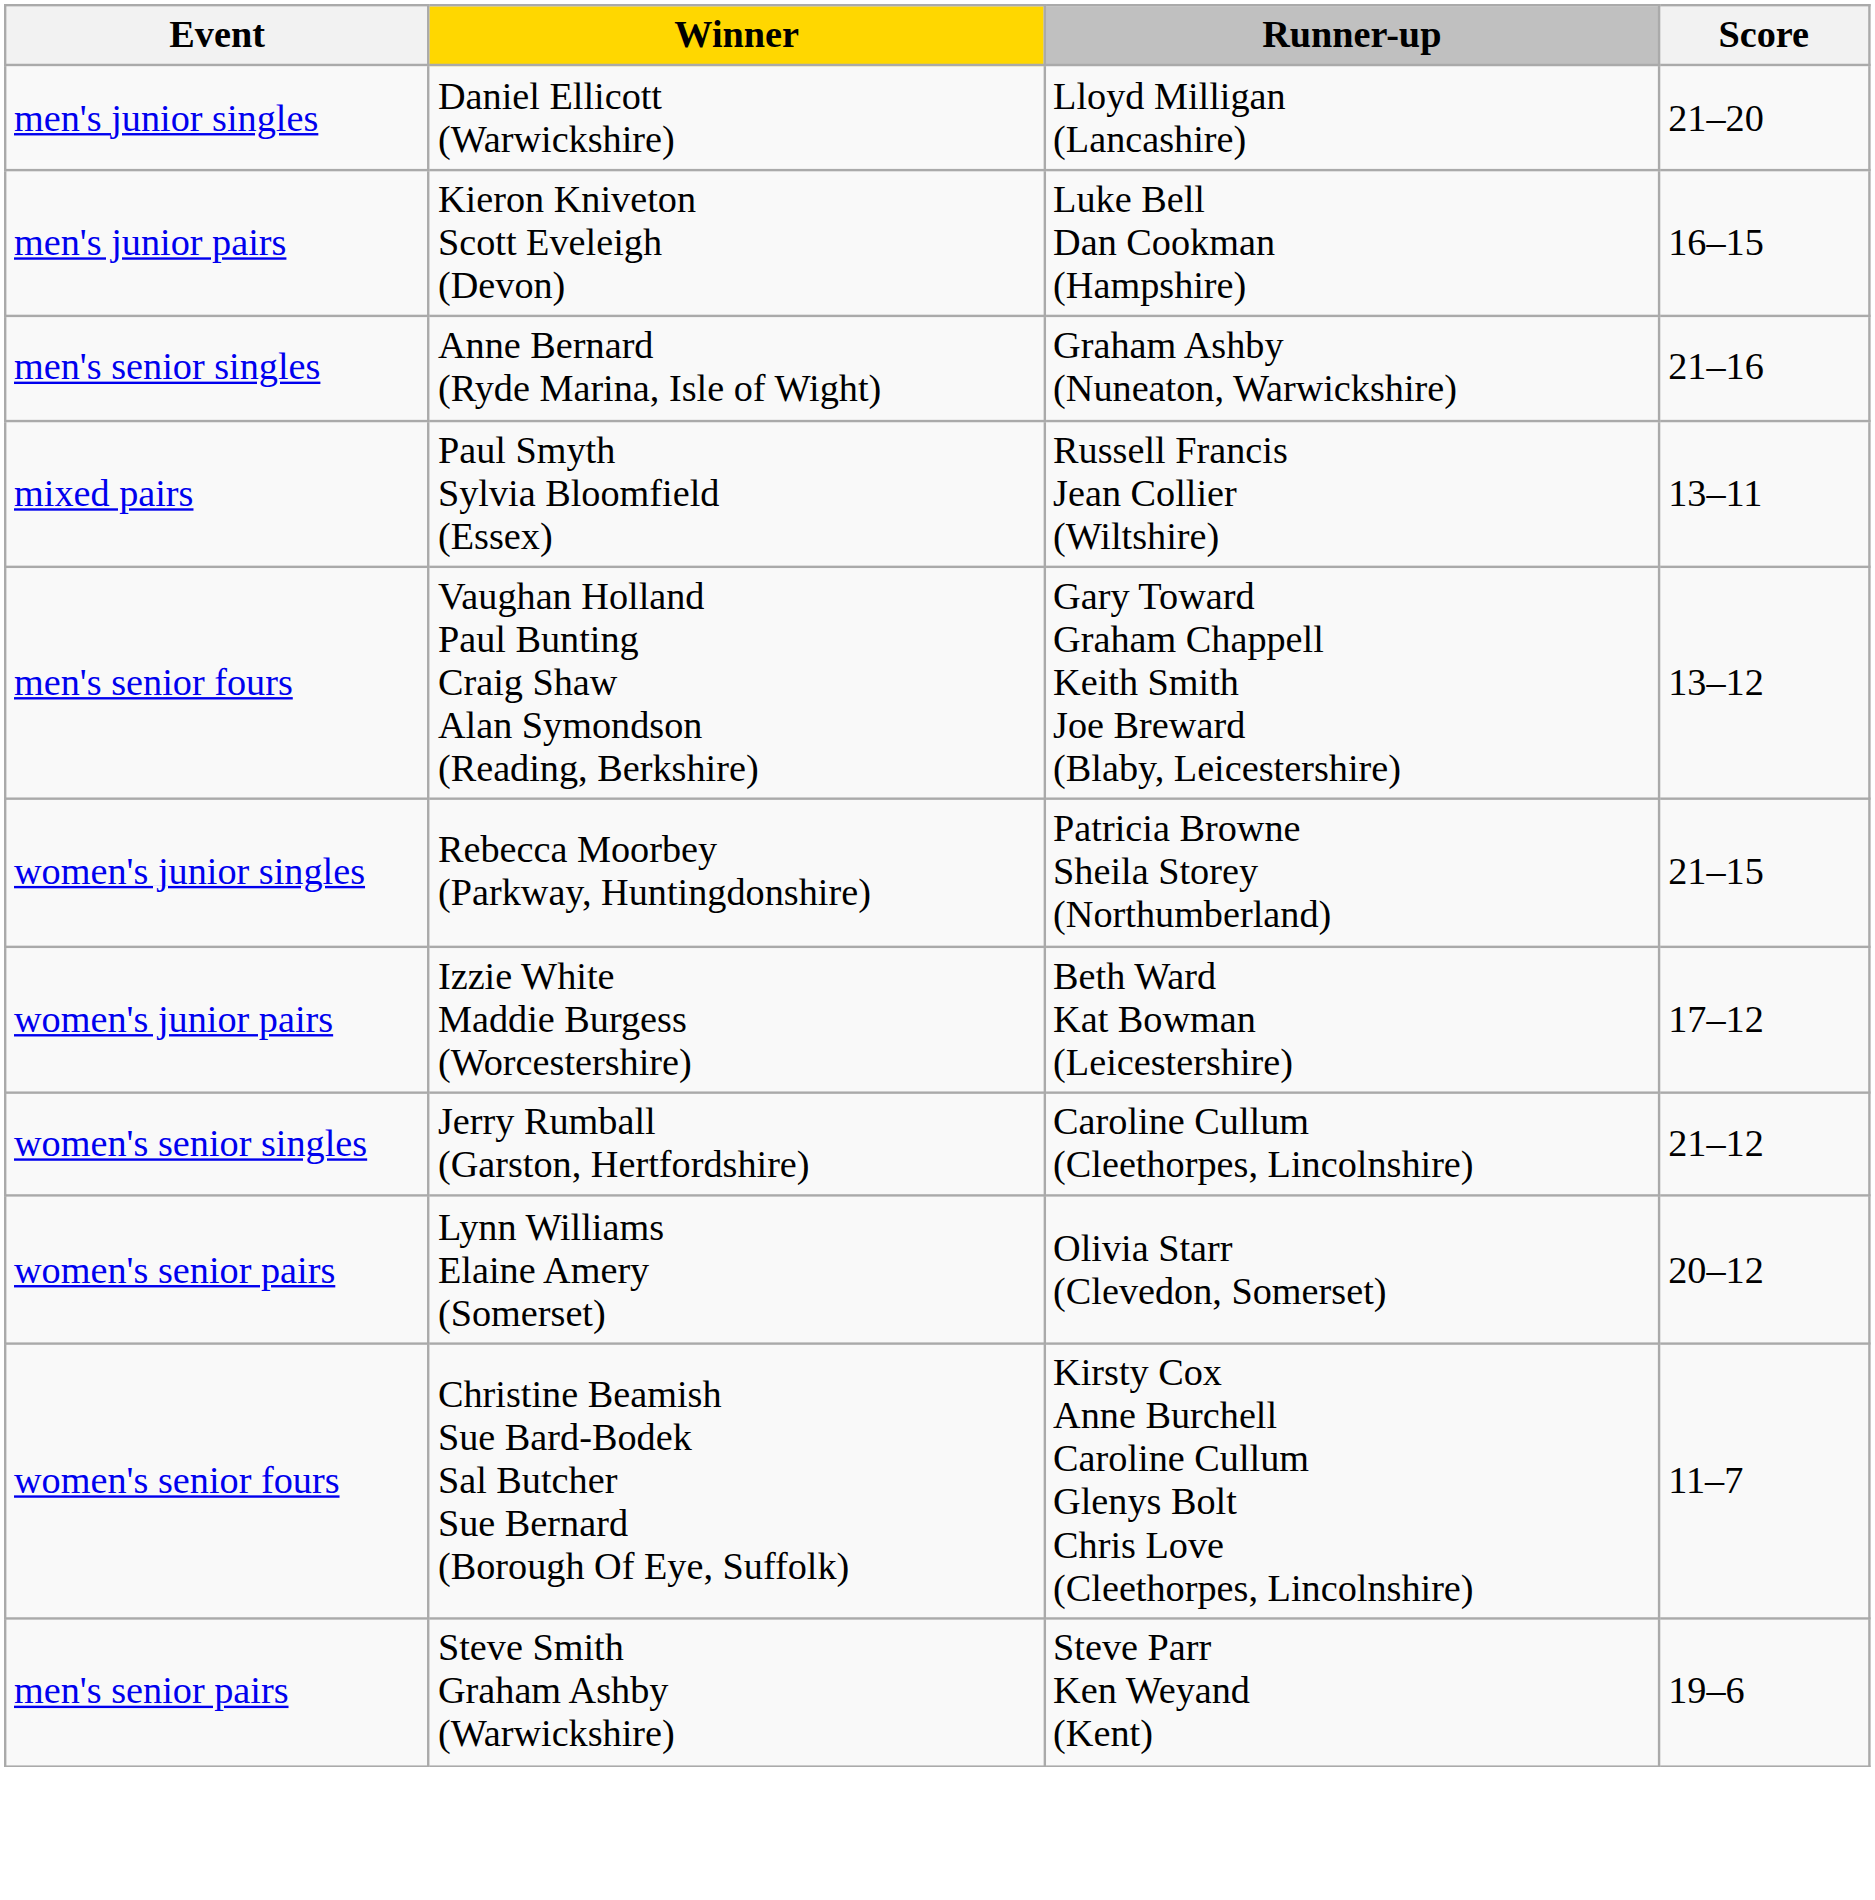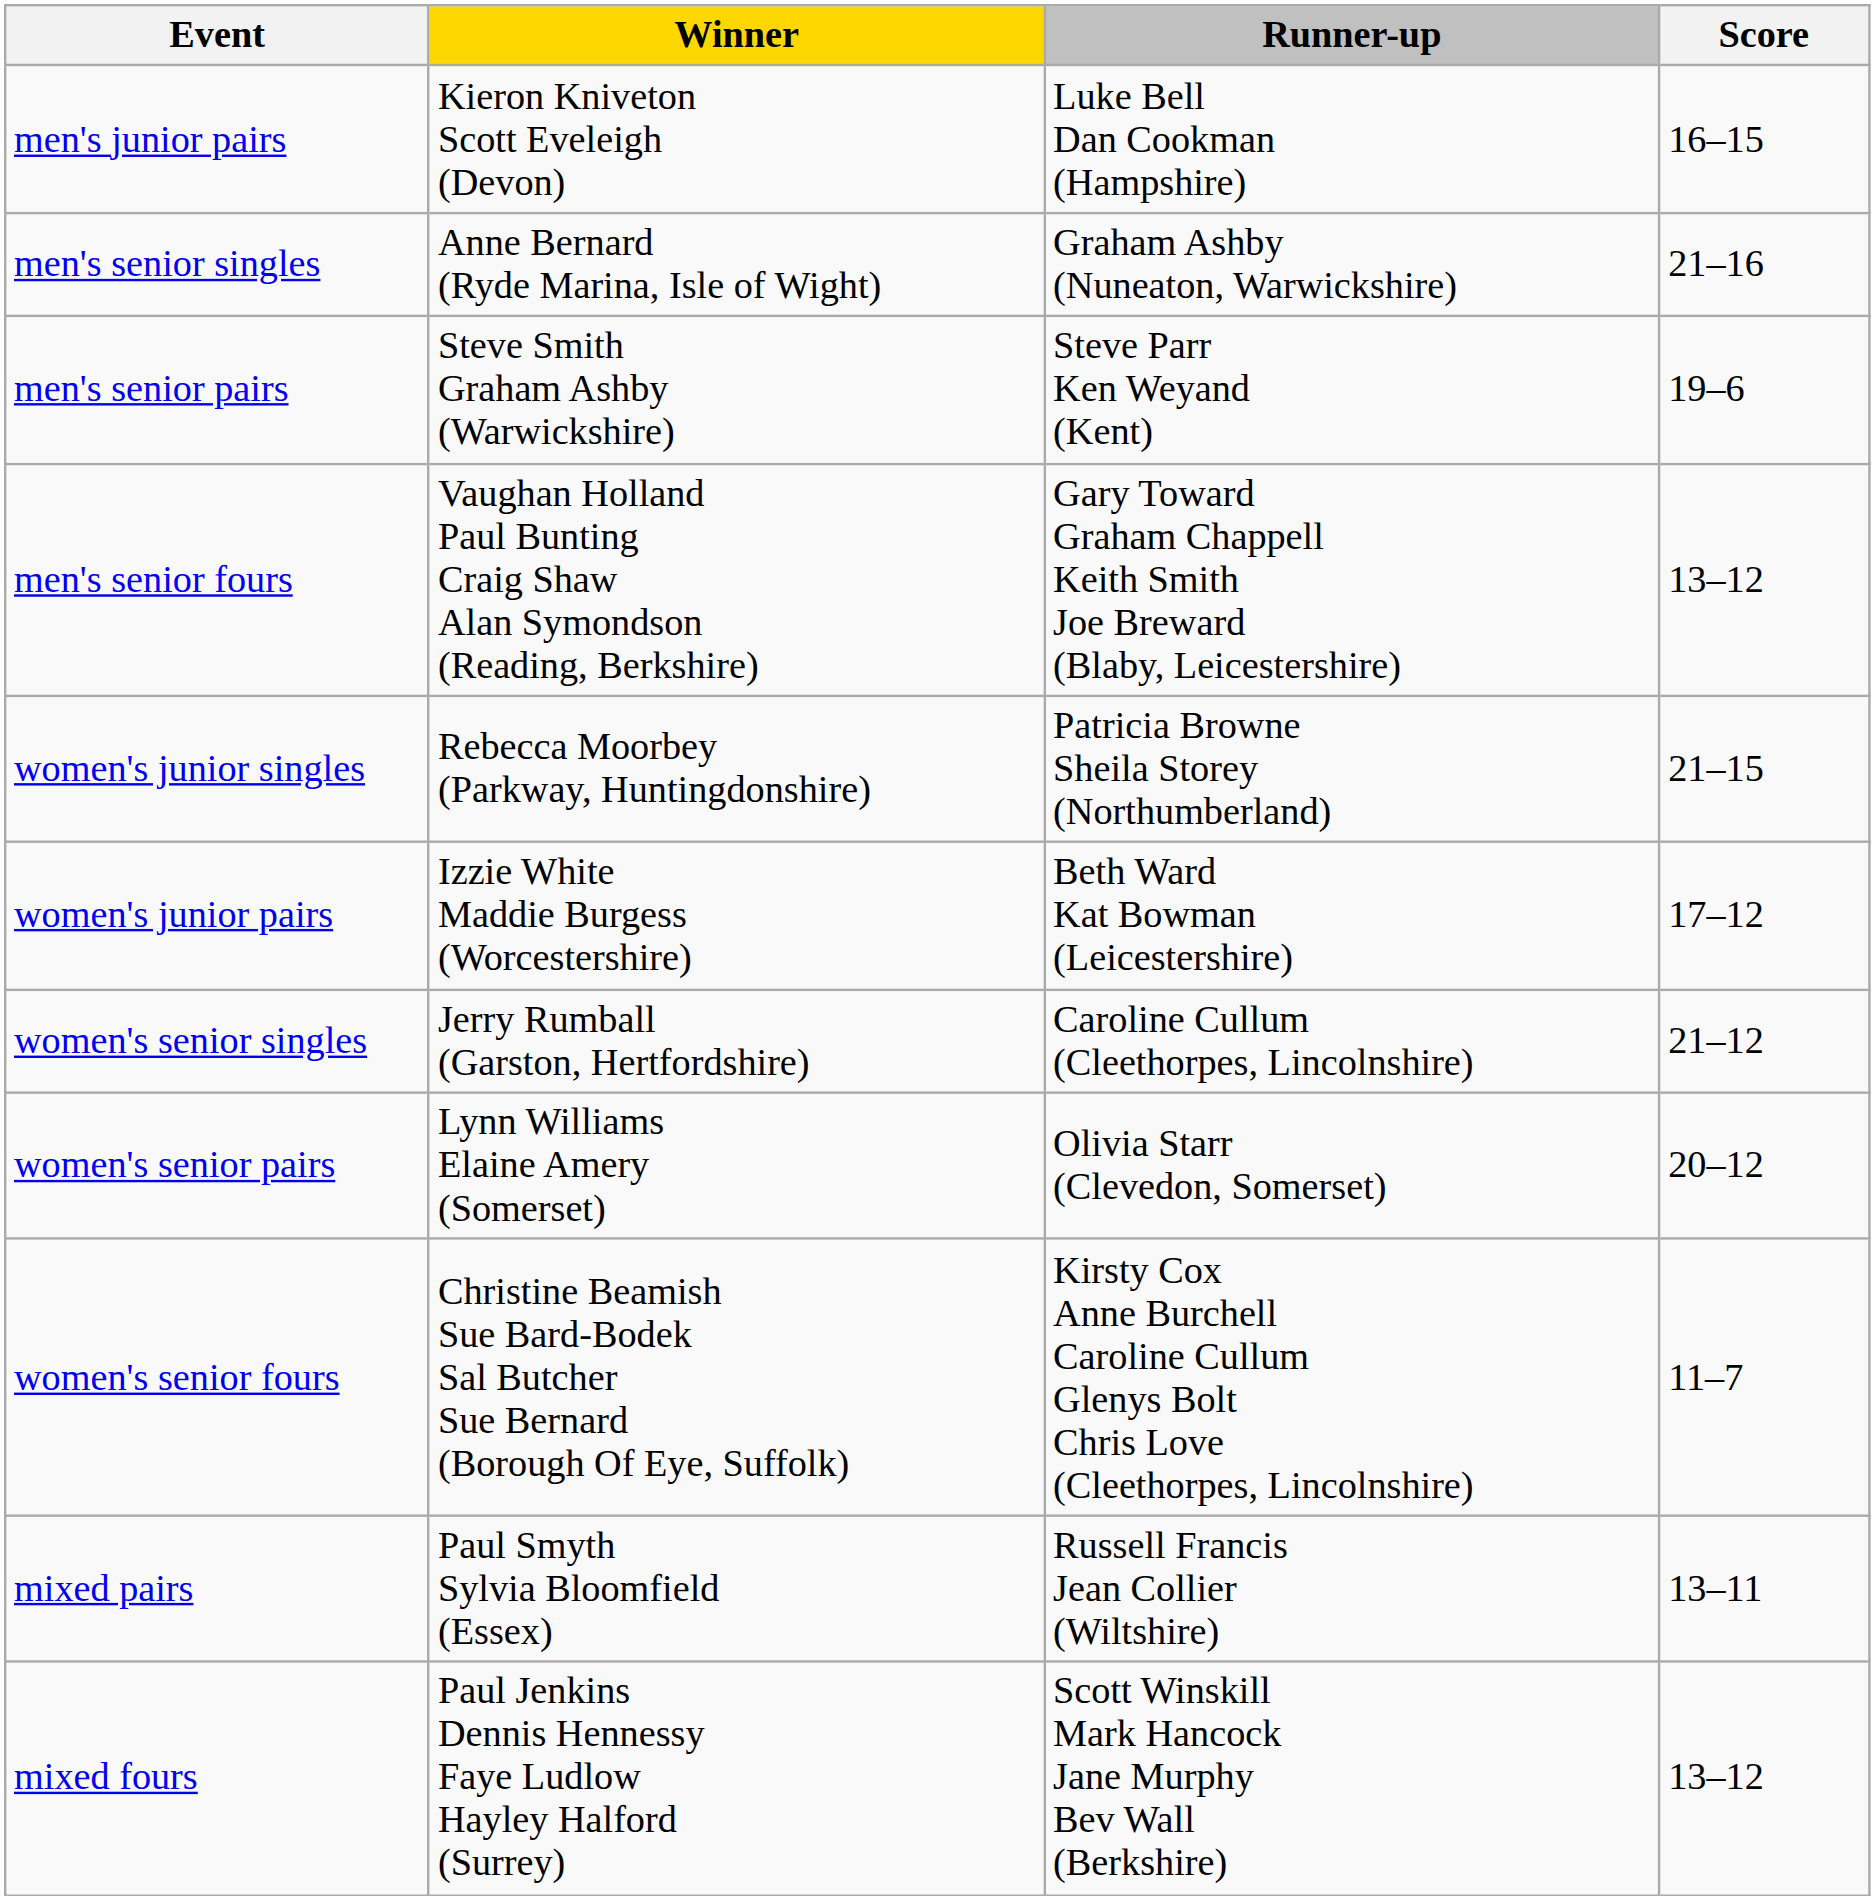- row: (166, 116)
rows swapped: (151, 1691) <-> (104, 492)
+ row: (106, 1777)
